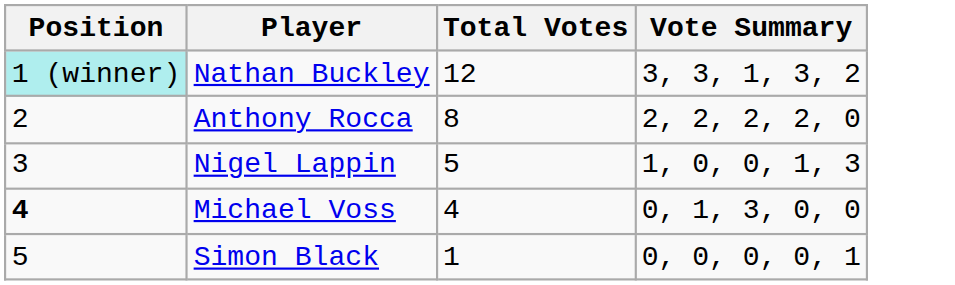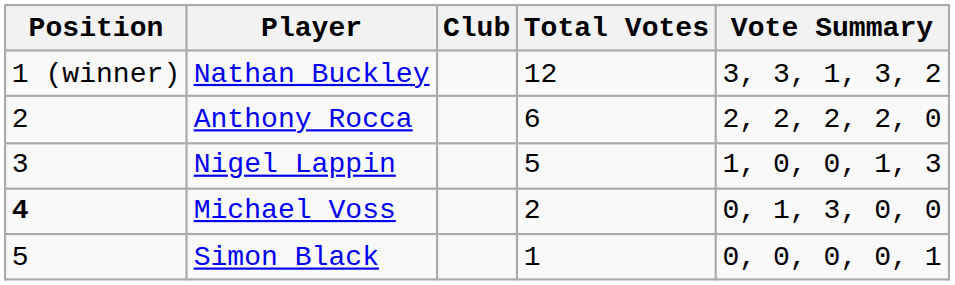+ column: (477, 28)
(96, 74) paleturquoise background -> (96, 74) no background
(451, 119) 8 -> (532, 119) 6
(451, 211) 4 -> (532, 211) 2
